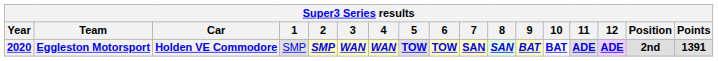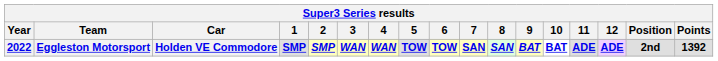(19, 48) 2020 -> (19, 48) 2022
(294, 48) normal -> (294, 48) bold
(694, 48) 1391 -> (694, 48) 1392
